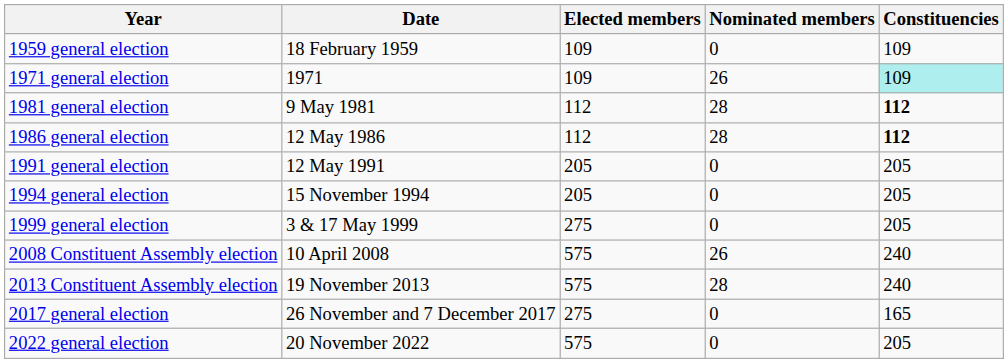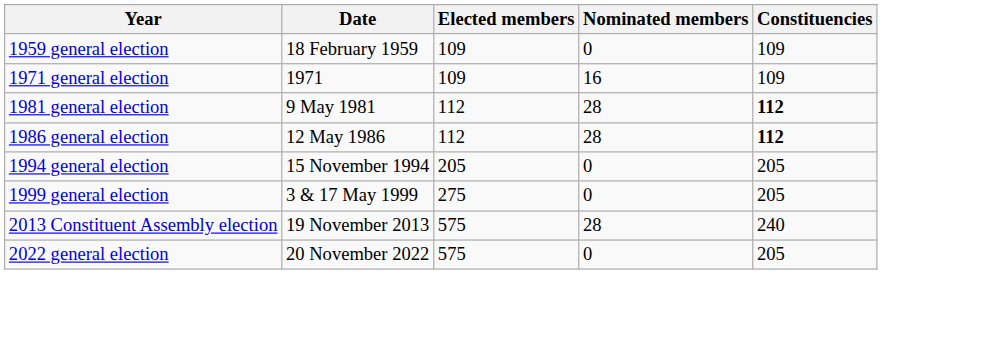(719, 78) 26 -> (592, 78) 16
(897, 78) paleturquoise background -> (771, 78) no background
- row: (89, 166)
- row: (143, 254)
- row: (89, 313)
